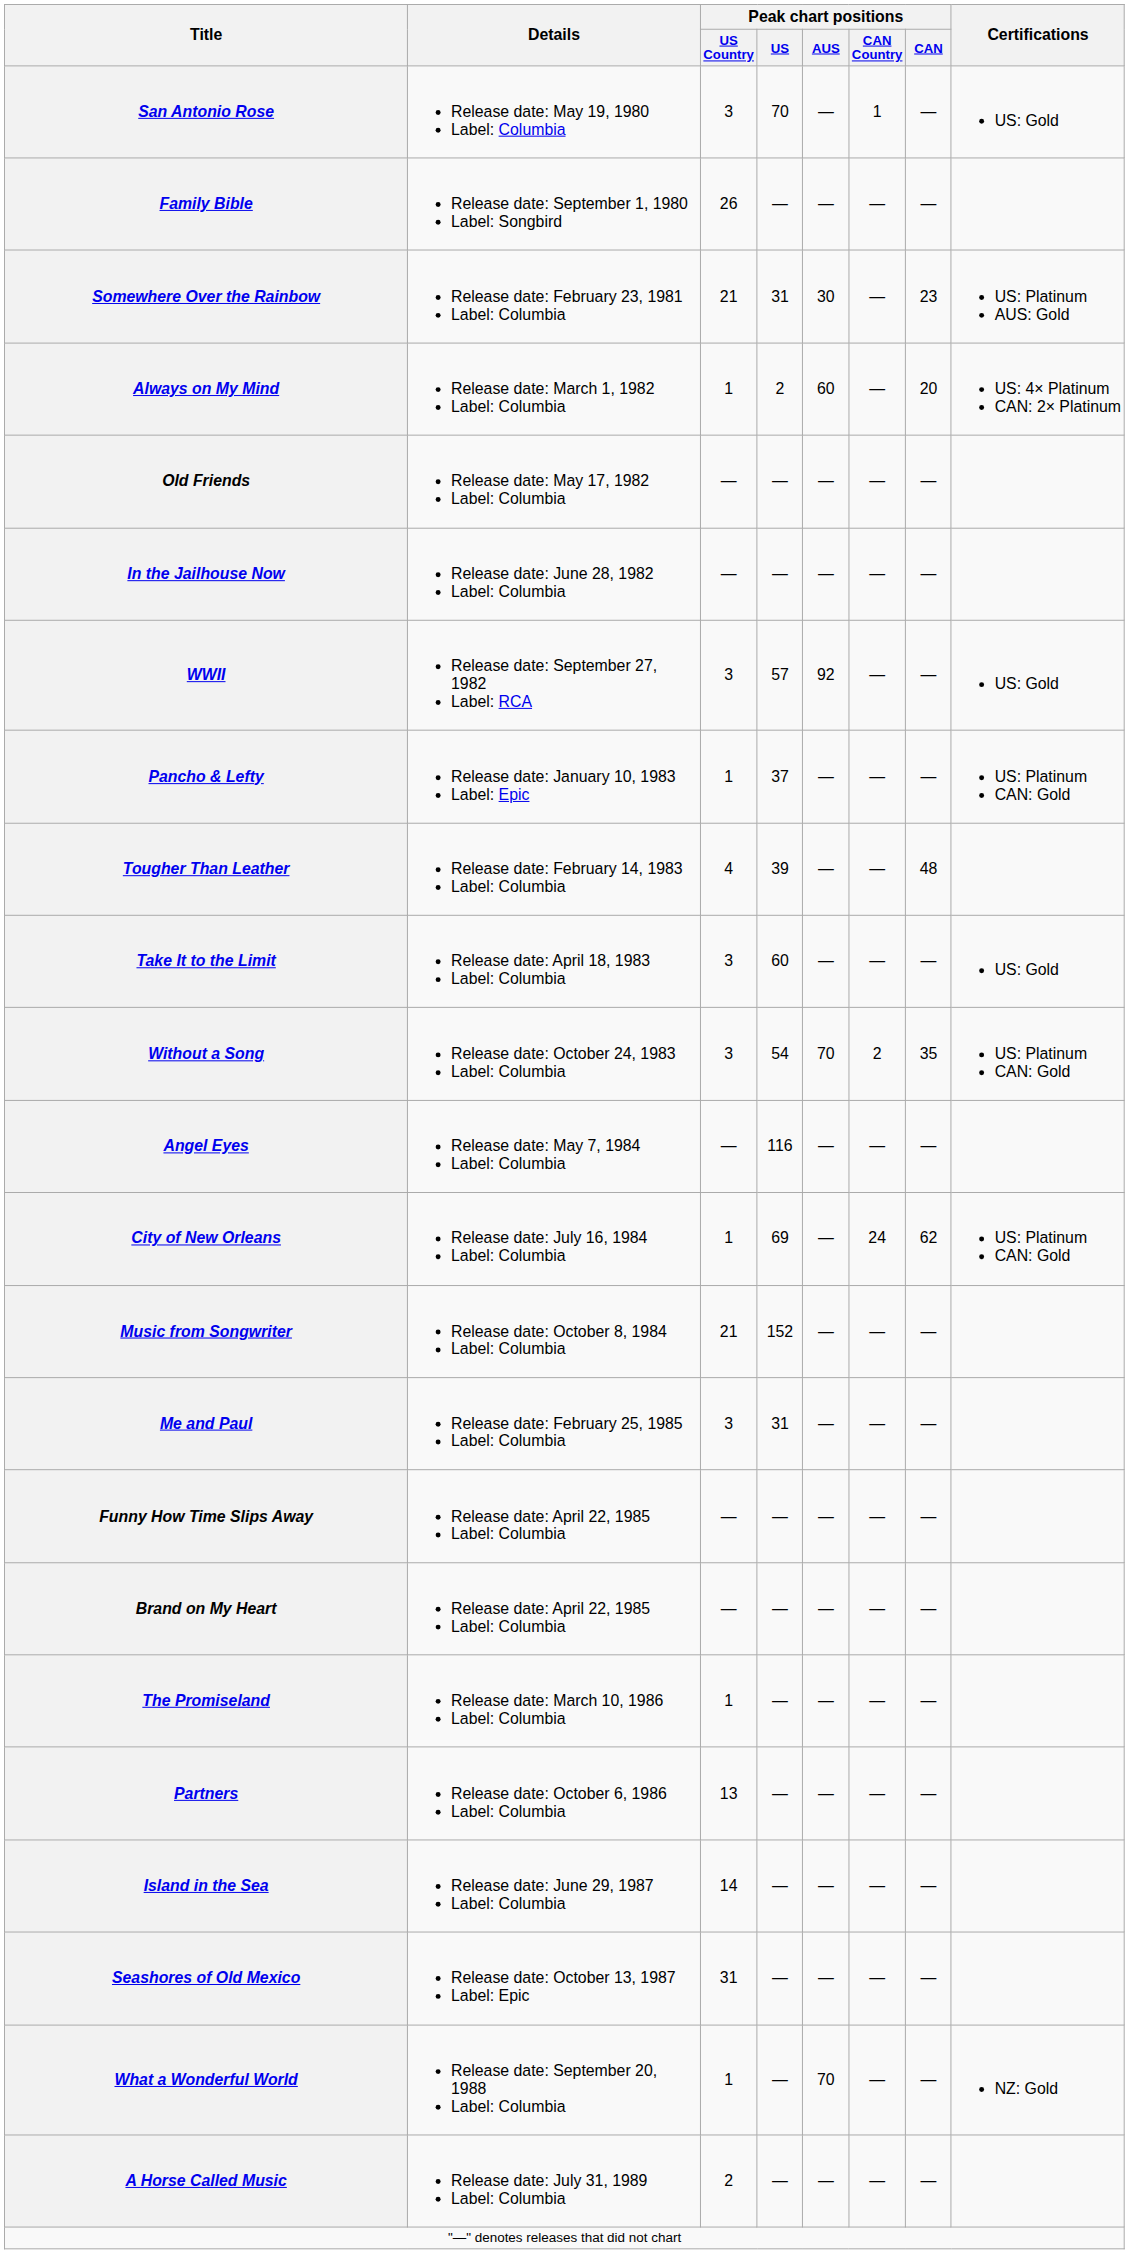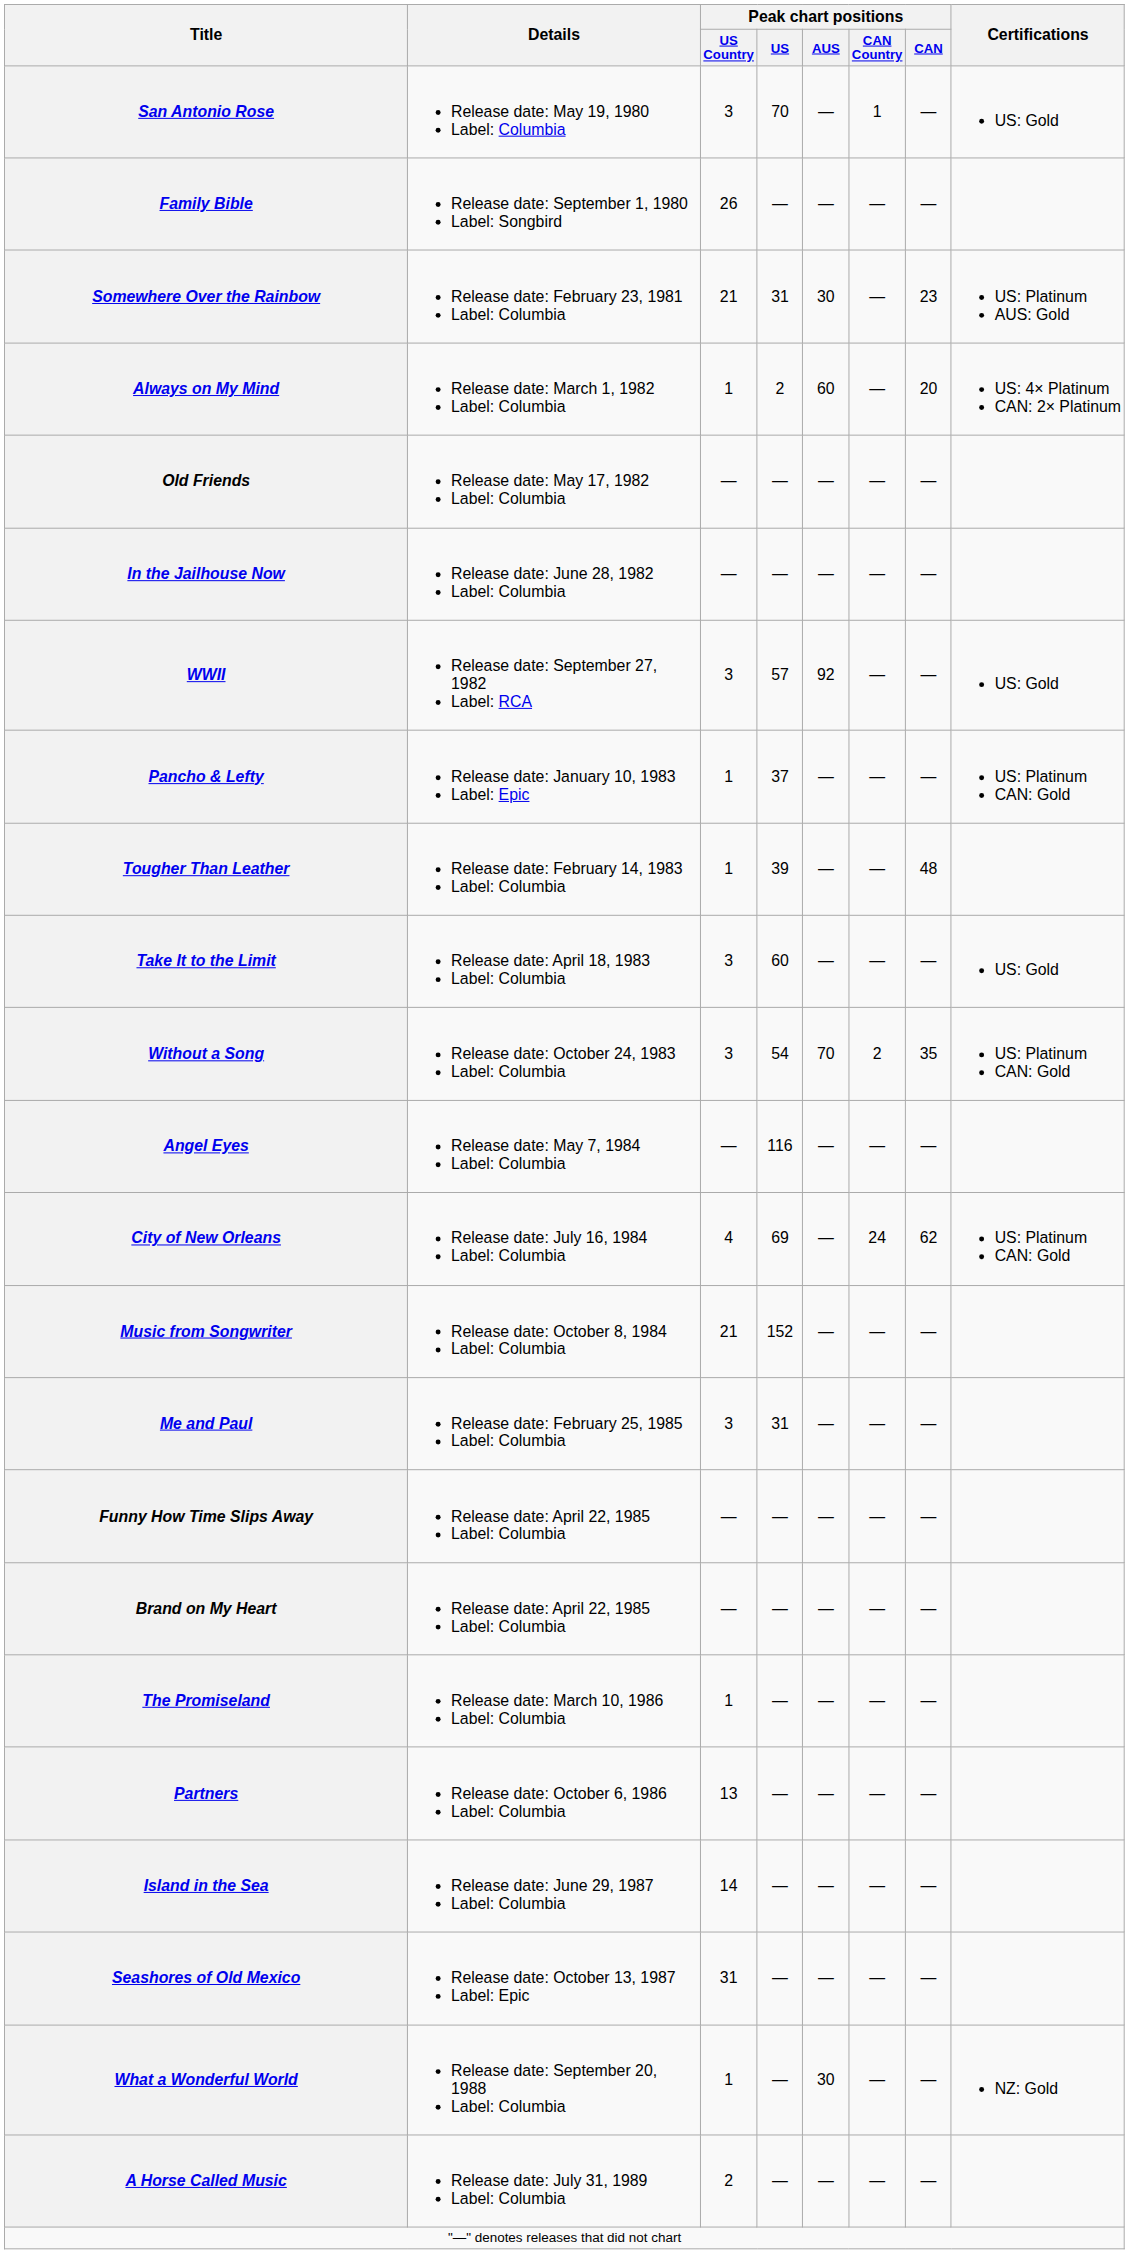(729, 869) 4 -> (729, 869) 1
(729, 1238) 1 -> (729, 1238) 4
(826, 2079) 70 -> (826, 2079) 30
